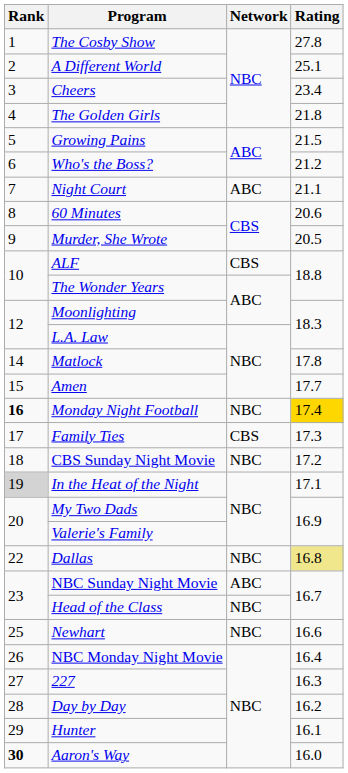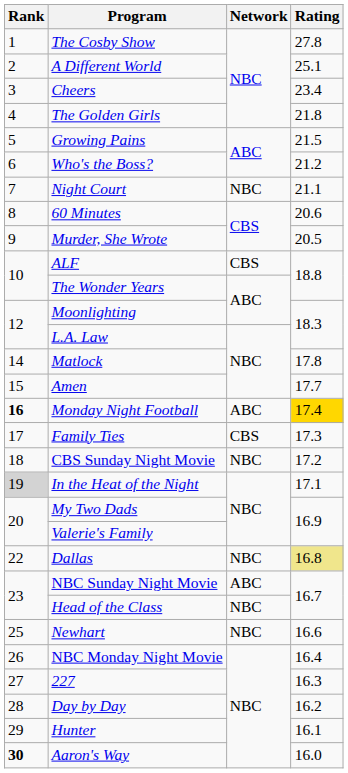(246, 189) ABC -> (246, 189) NBC
(246, 410) NBC -> (246, 410) ABC
